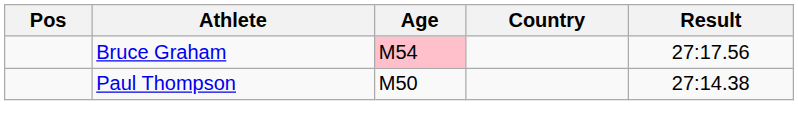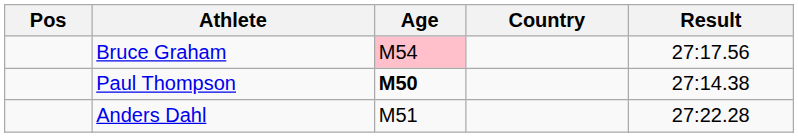(398, 83) normal -> (398, 83) bold
+ row: (151, 115)
